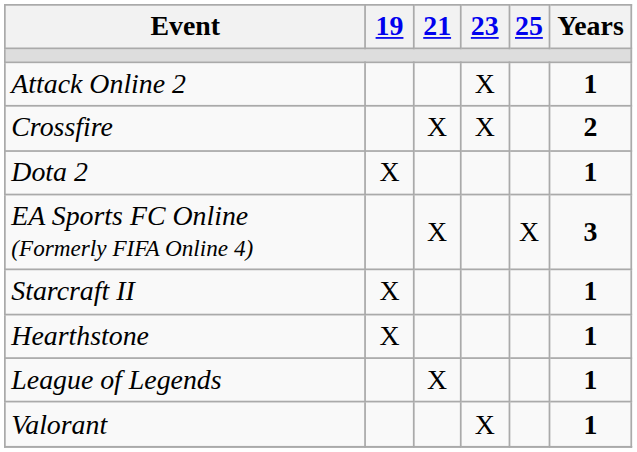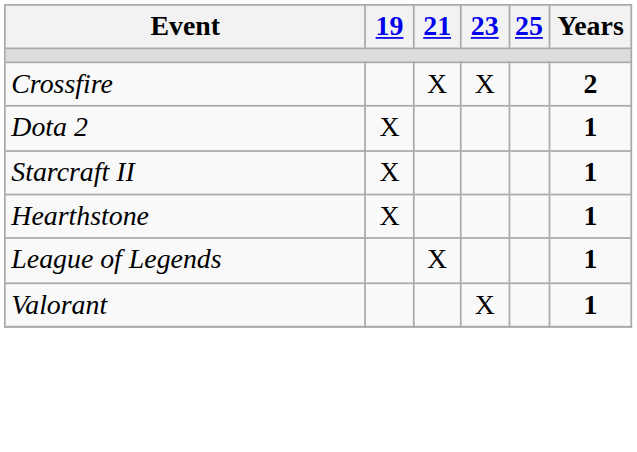- row: (99, 83)
- row: (132, 231)
